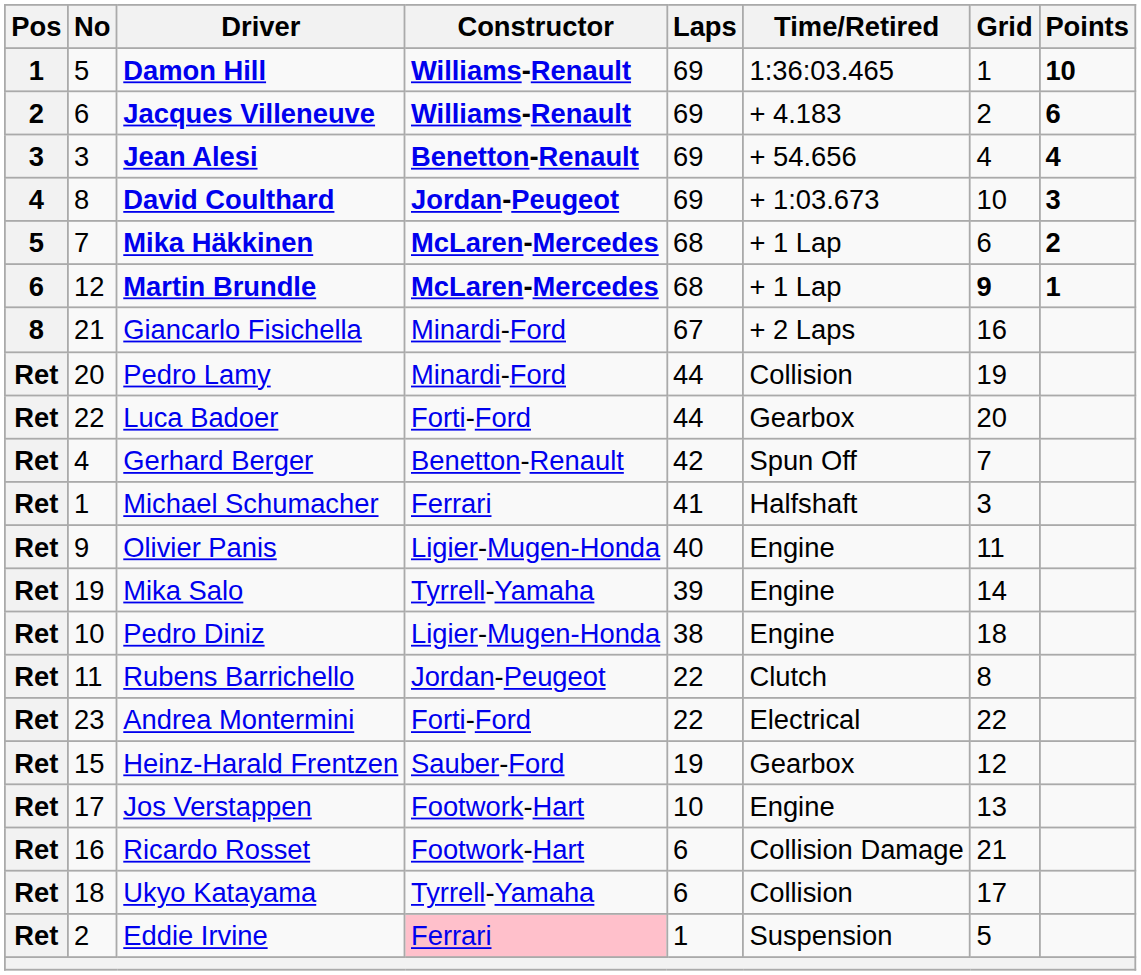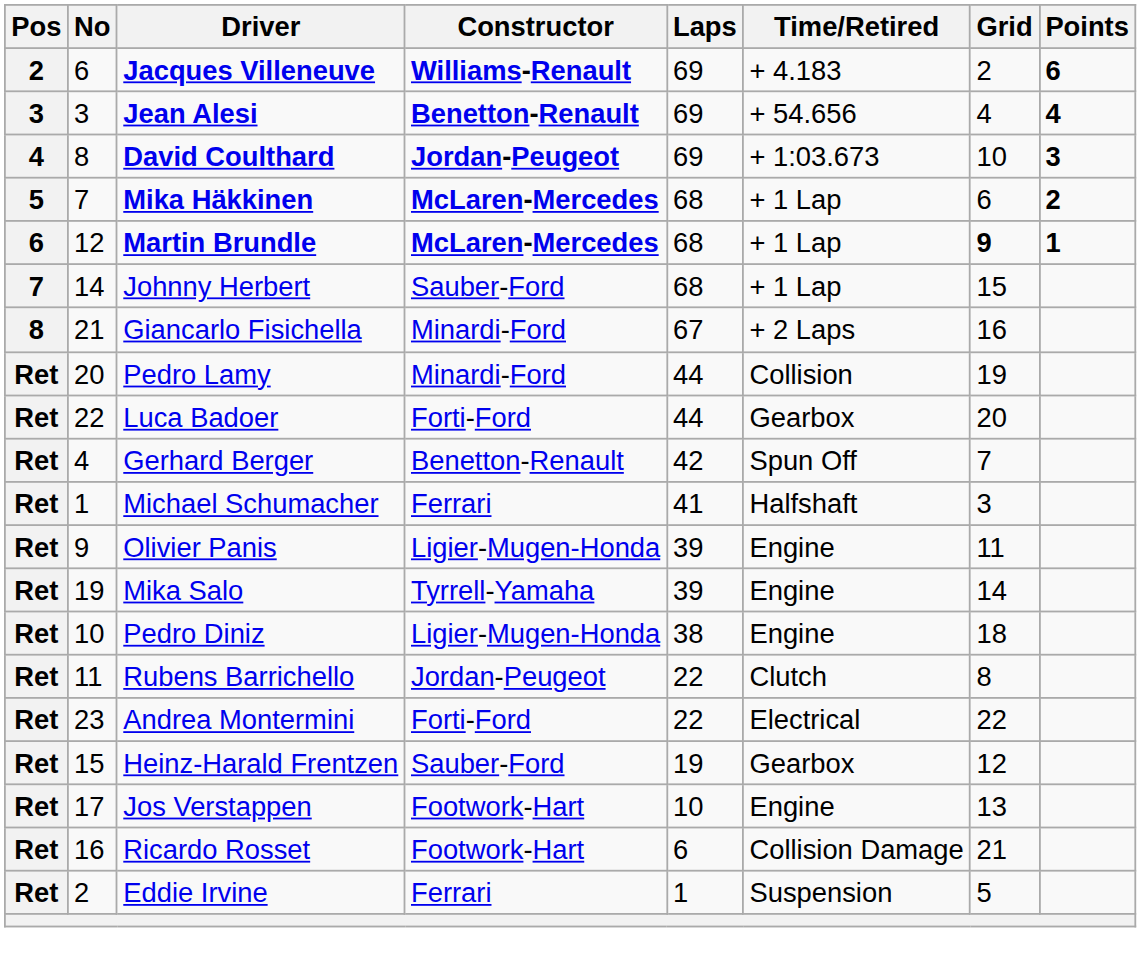- row: (195, 70)
+ row: (217, 287)
(688, 546) 40 -> (688, 546) 39
- row: (220, 893)
(451, 936) pink background -> (451, 893) no background
